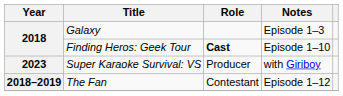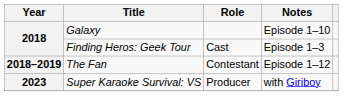(294, 30) Episode 1–3 -> (297, 30) Episode 1–10
(218, 47) bold -> (217, 47) normal
(297, 47) Episode 1–10 -> (294, 47) Episode 1–3
rows swapped: (87, 82) <-> (134, 64)
